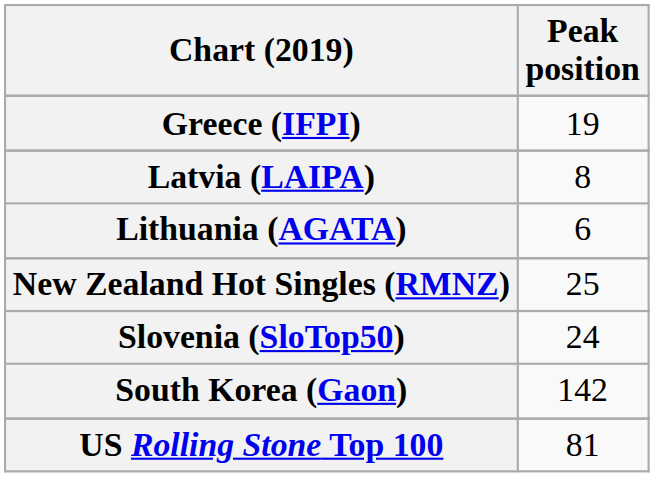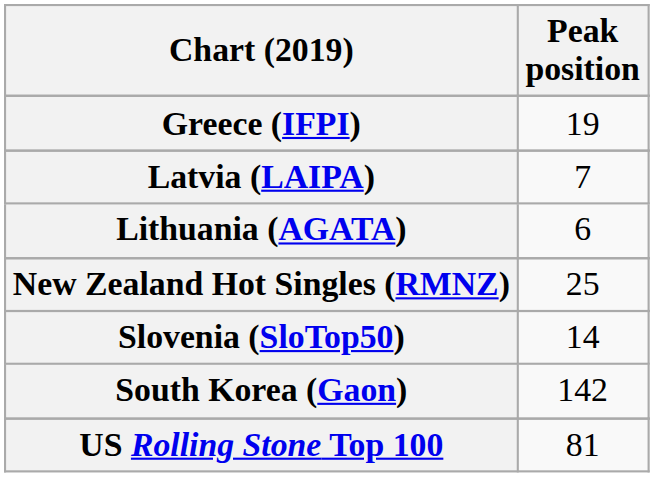(583, 176) 8 -> (583, 176) 7
(583, 336) 24 -> (583, 336) 14
